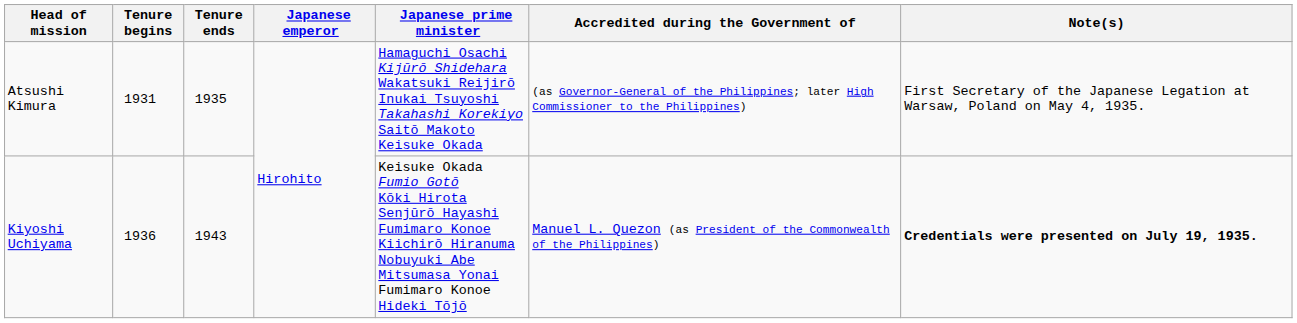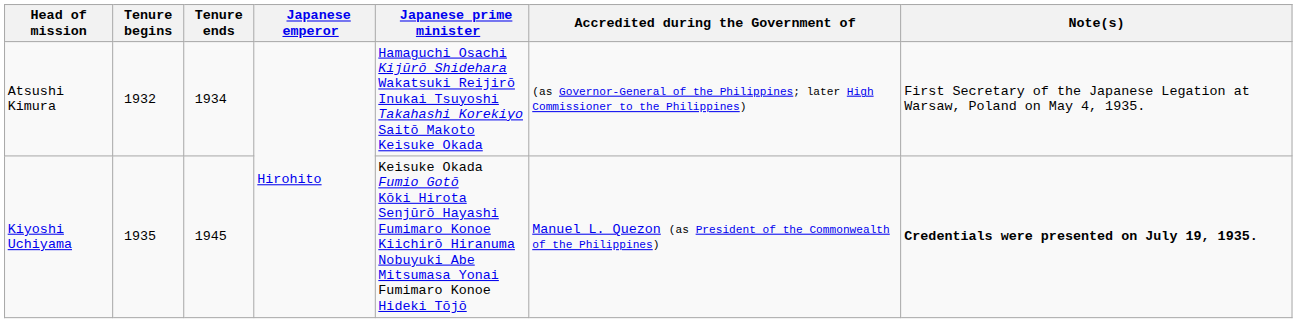(136, 99) 1931 -> (136, 99) 1932
(207, 99) 1935 -> (207, 99) 1934
(136, 237) 1936 -> (136, 237) 1935
(207, 237) 1943 -> (207, 237) 1945
